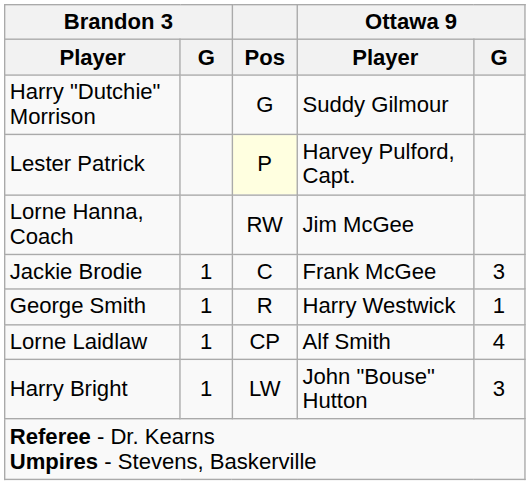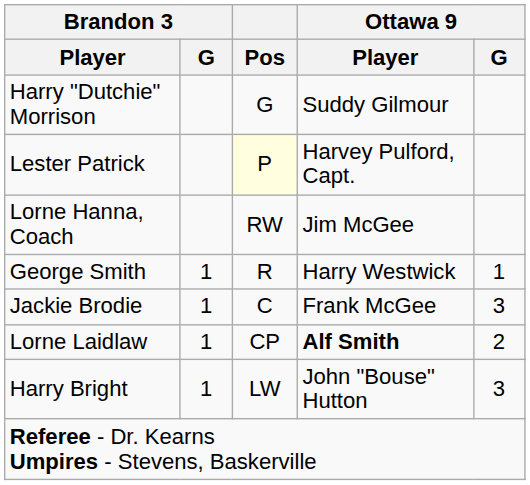rows swapped: (78, 306) <-> (76, 271)
(347, 341) normal -> (351, 341) bold
(499, 341) 4 -> (499, 341) 2
